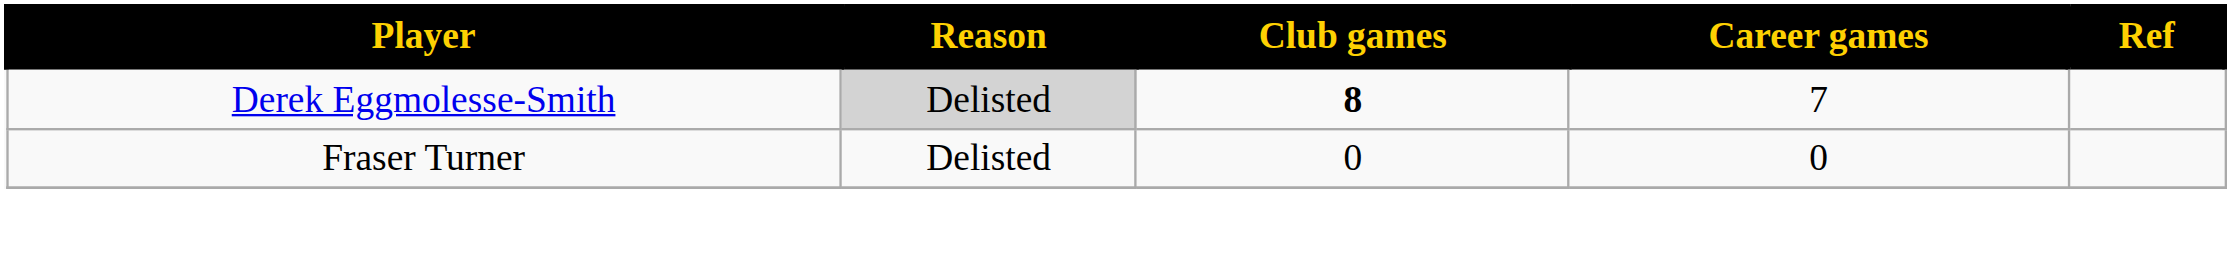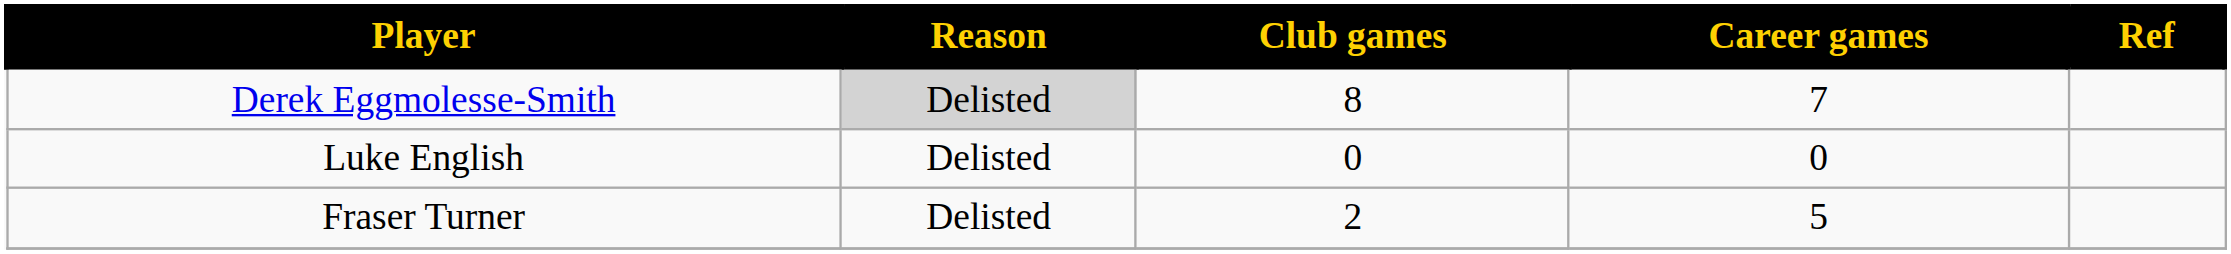(1353, 98) bold -> (1353, 98) normal
+ row: (424, 157)
(1353, 157) 0 -> (1353, 217) 2
(1818, 157) 0 -> (1818, 217) 5
